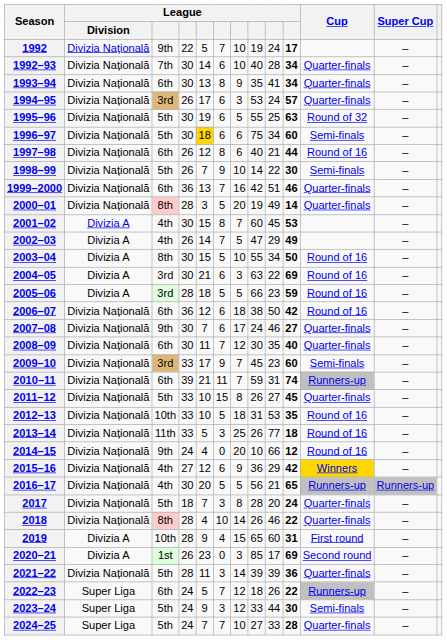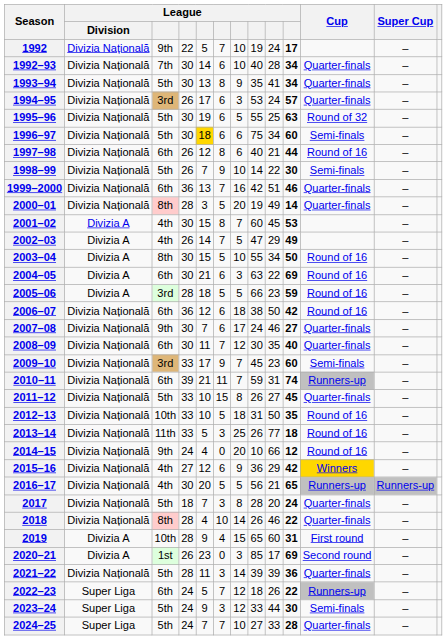(165, 83) 6th -> (165, 83) 5th
(165, 275) 3rd -> (165, 275) 6th
(274, 415) 53 -> (274, 415) 50
